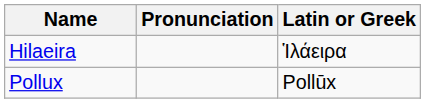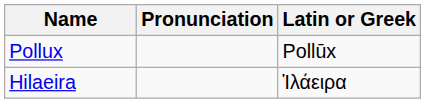rows swapped: (43, 51) <-> (36, 82)
